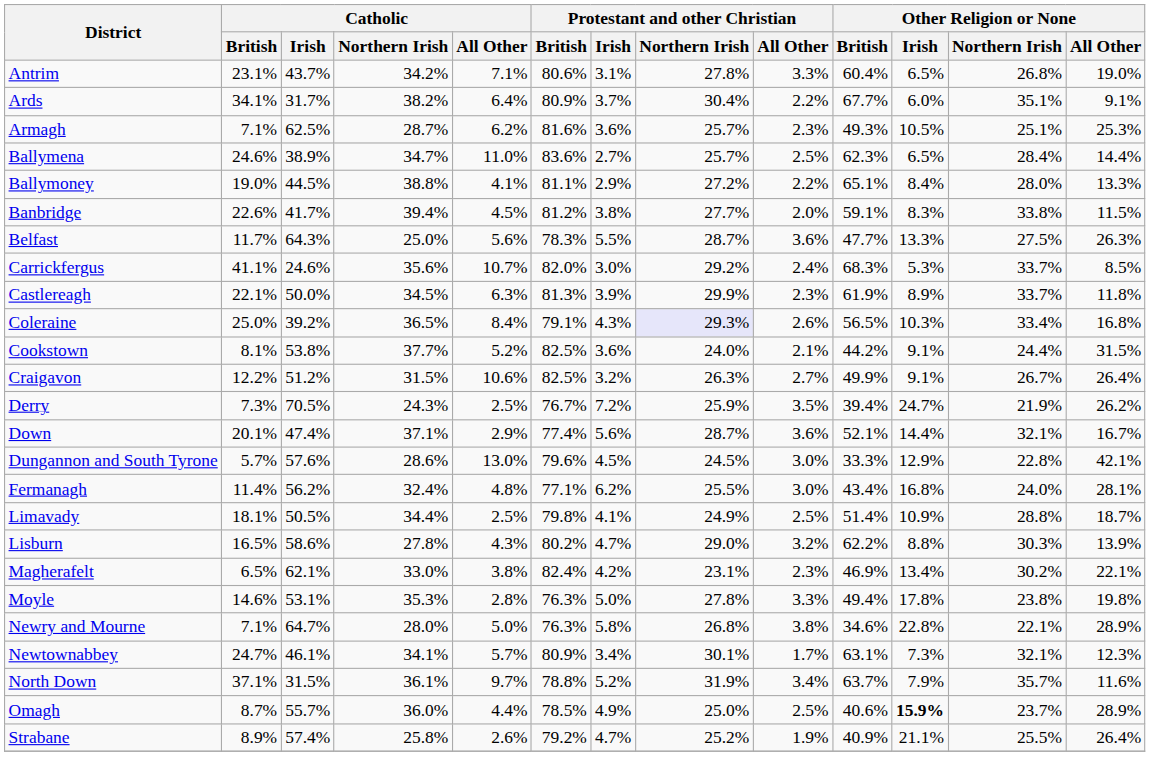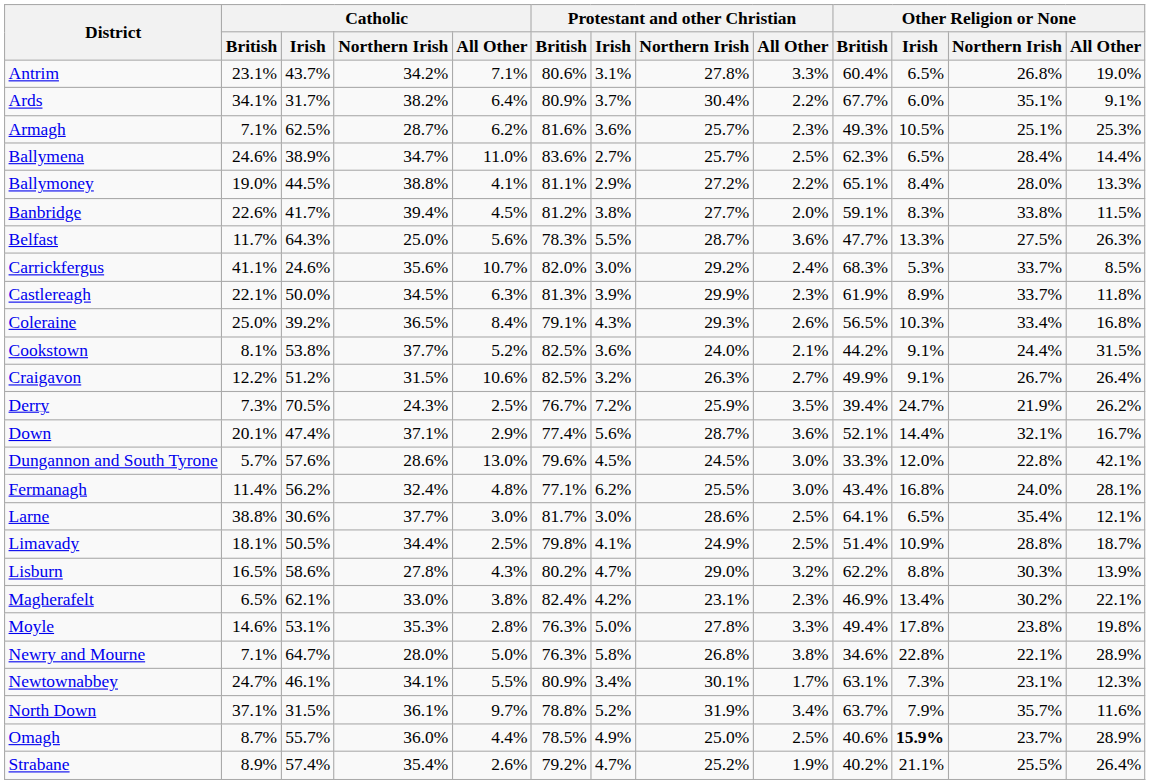(727, 322) lavender background -> (727, 322) no background
(921, 460) 12.9% -> (921, 460) 12.0%
+ row: (29, 516)
(509, 654) 5.7% -> (509, 682) 5.5%
(1039, 654) 32.1% -> (1039, 682) 23.1%
(426, 737) 25.8% -> (426, 765) 35.4%
(865, 737) 40.9% -> (865, 765) 40.2%
